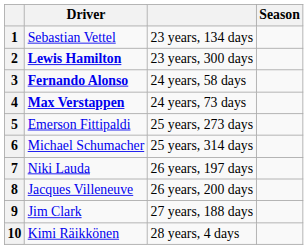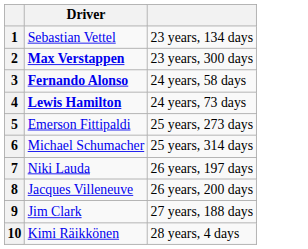- column: (280, 15)
(75, 59) Lewis Hamilton -> (76, 59) Max Verstappen
(76, 102) Max Verstappen -> (75, 102) Lewis Hamilton
